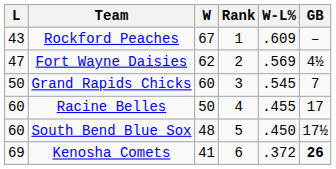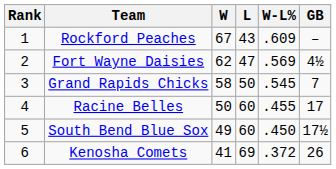columns swapped: (239, 16) <-> (16, 16)
(207, 85) 60 -> (223, 85) 58
(207, 130) 48 -> (223, 130) 49
(315, 153) bold -> (315, 153) normal
